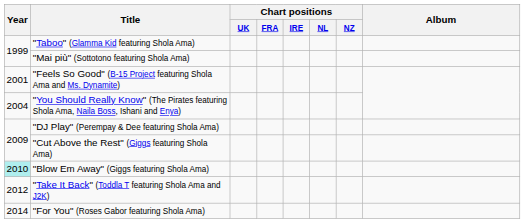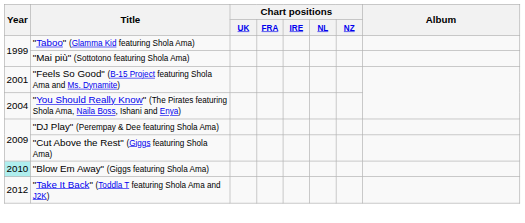- row: (119, 210)
